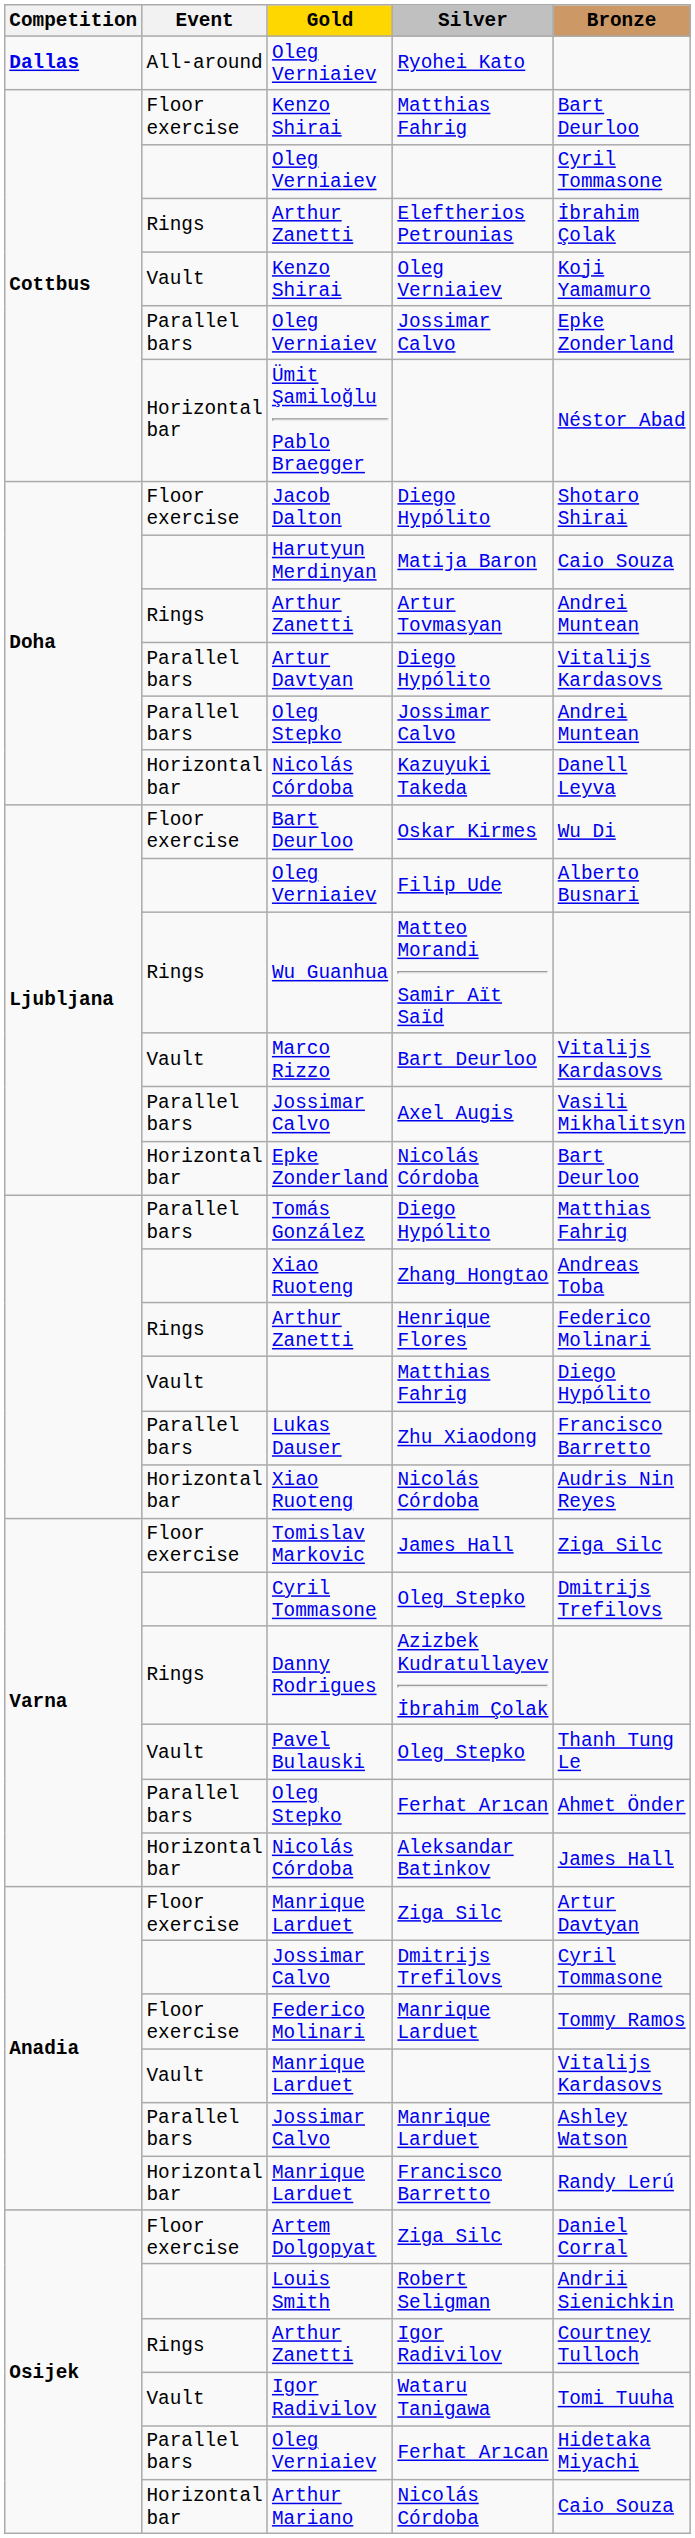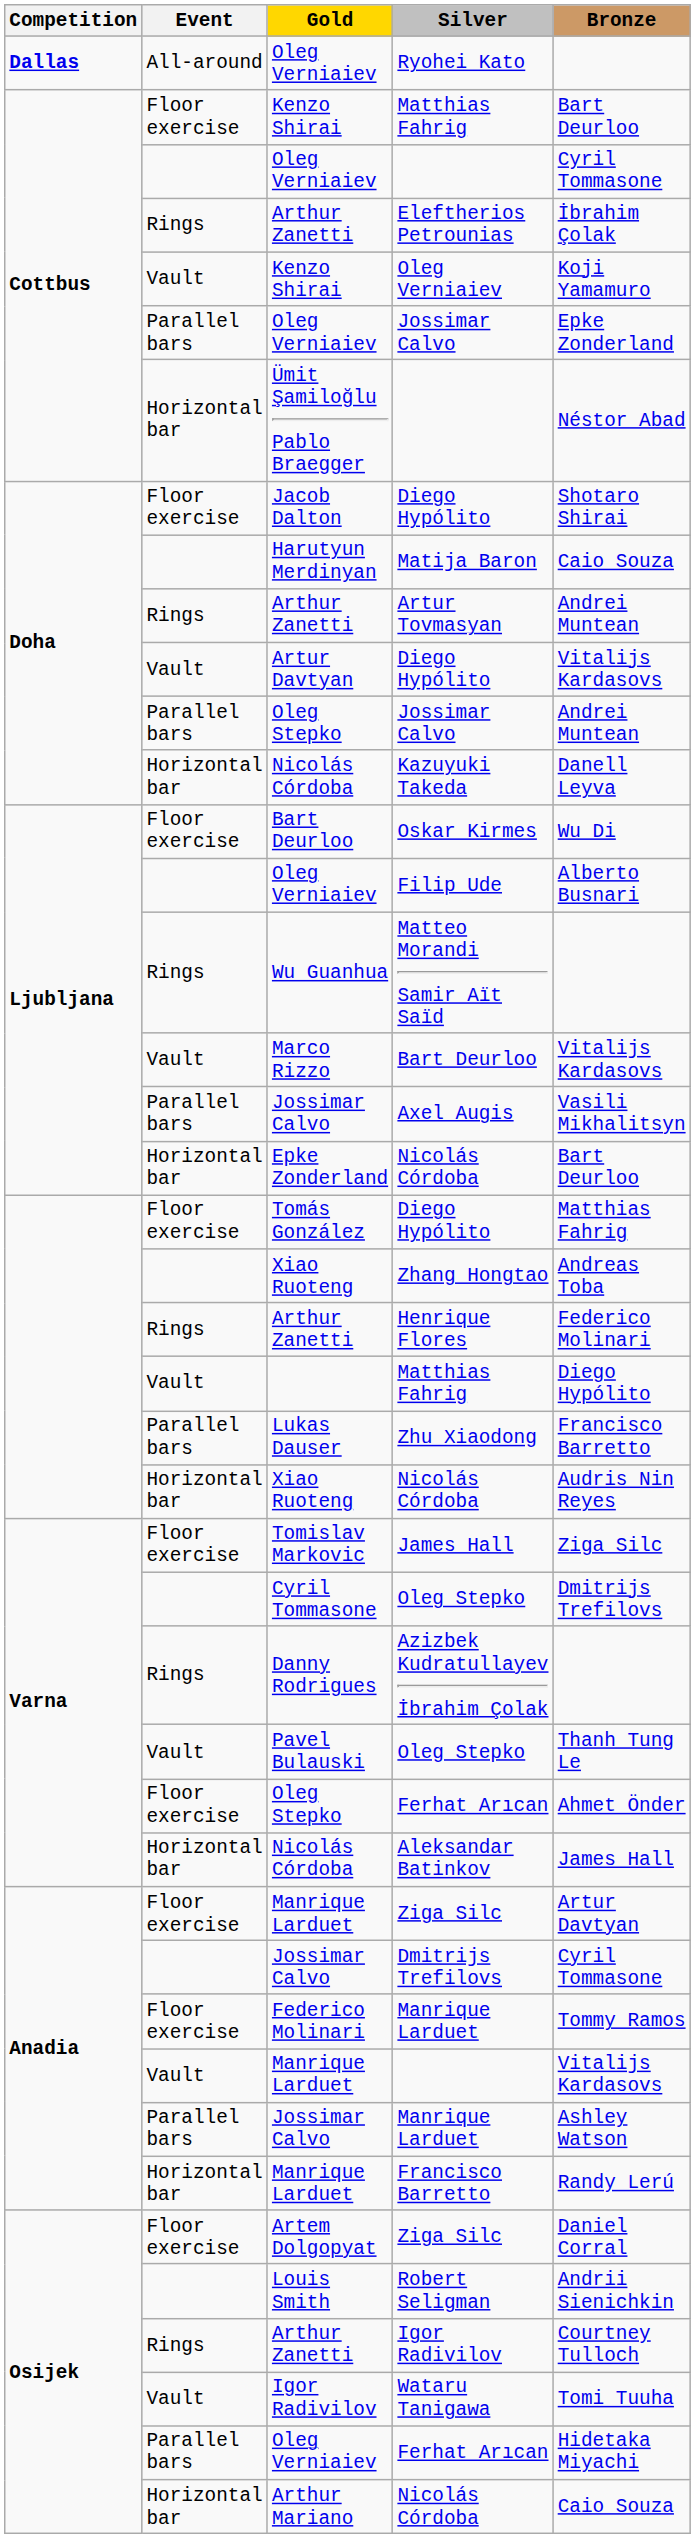(193, 670) Parallel bars -> (176, 670) Vault
(193, 1222) Parallel bars -> (193, 1222) Floor exercise
(193, 1806) Parallel bars -> (193, 1806) Floor exercise
